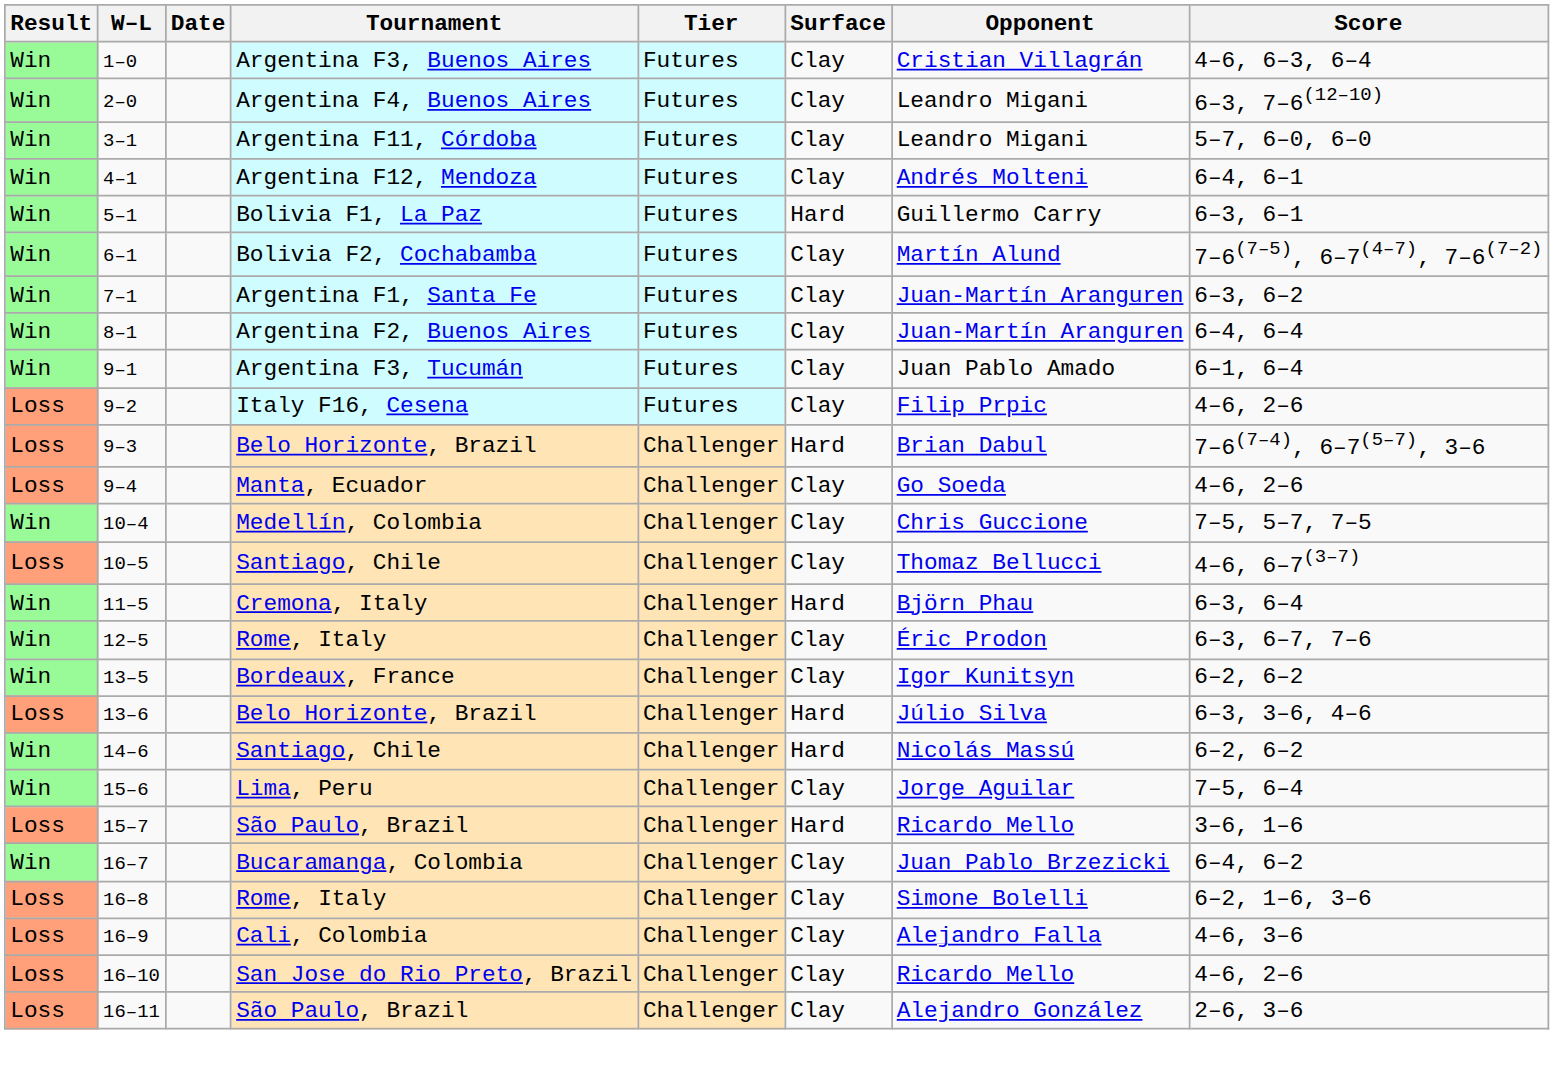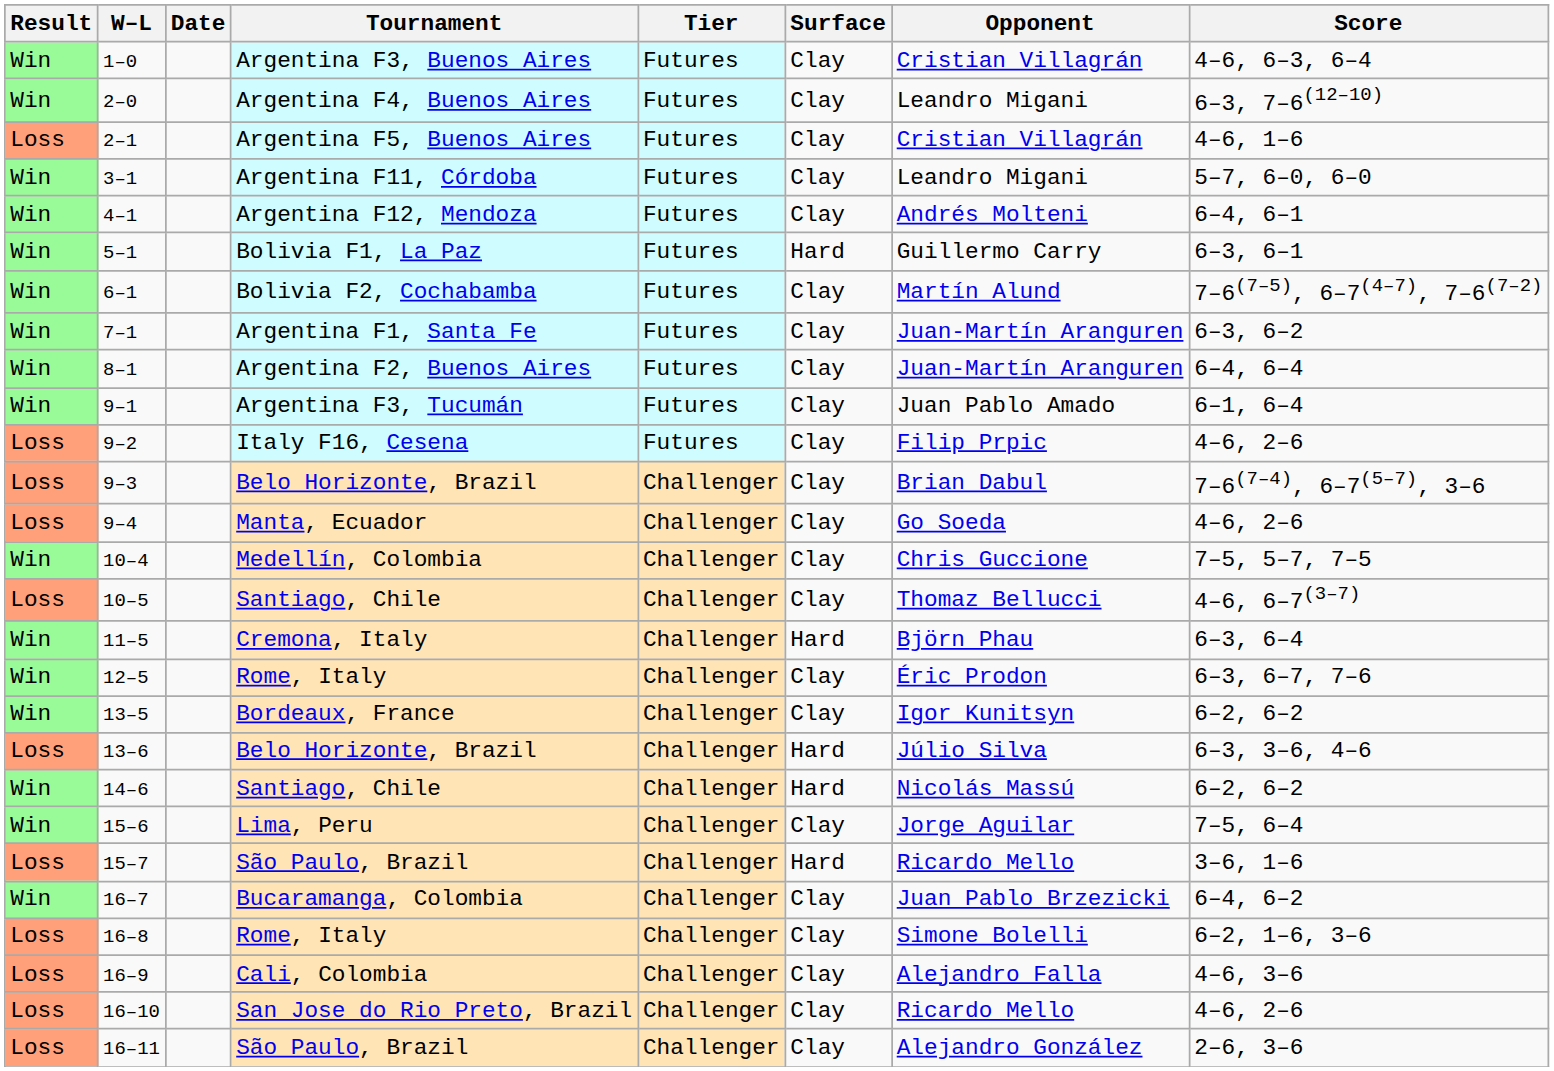+ row: (120, 141)
(818, 446) Hard -> (818, 483) Clay
